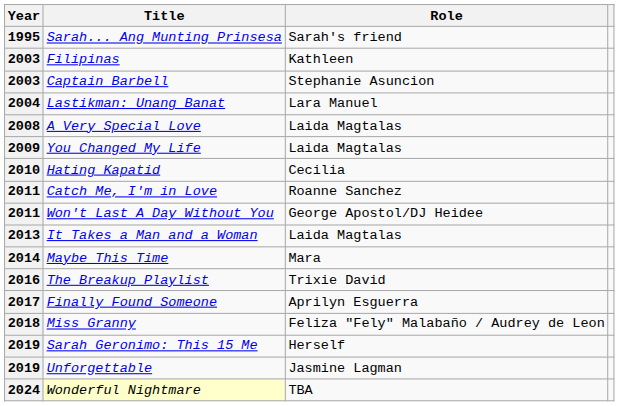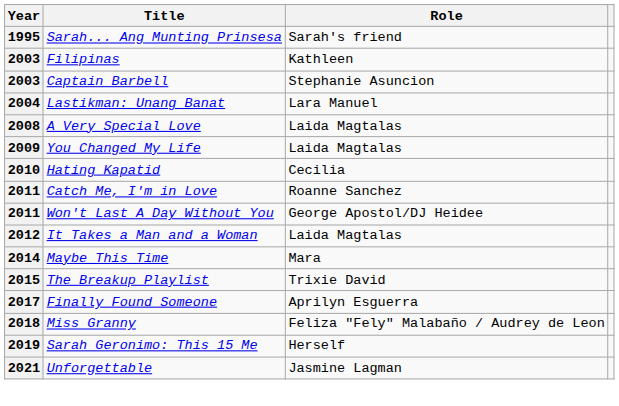(24, 236) 2013 -> (24, 236) 2012
(24, 280) 2016 -> (24, 280) 2015
(24, 368) 2019 -> (24, 368) 2021
- row: (124, 390)
